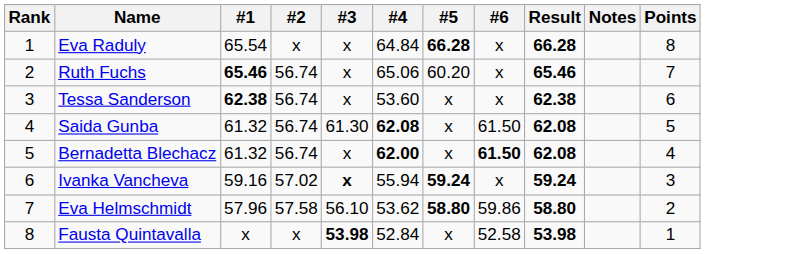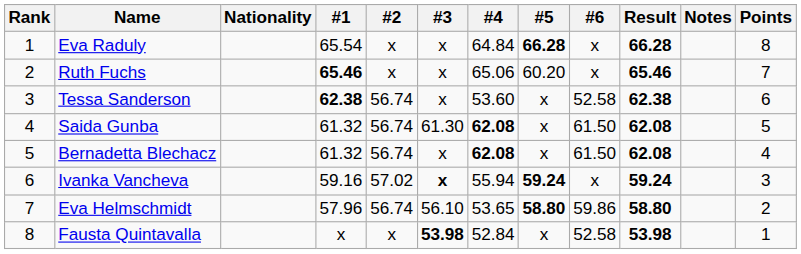+ column: (268, 18)
(296, 72) 56.74 -> (392, 72) x
(499, 99) x -> (595, 99) 52.58
(398, 153) 62.00 -> (493, 153) 62.08
(499, 153) bold -> (595, 153) normal
(296, 208) 57.58 -> (392, 208) 56.74
(398, 208) 53.62 -> (493, 208) 53.65
